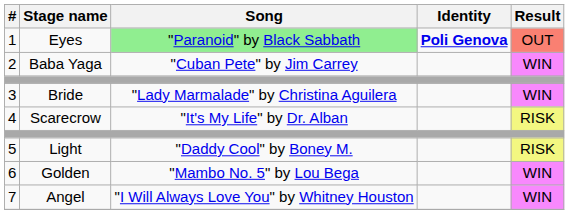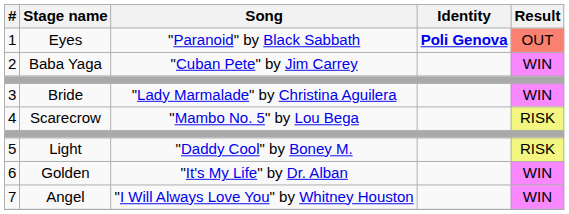(264, 40) lightgreen background -> (264, 40) no background
(264, 118) "It's My Life" by Dr. Alban -> (264, 118) "Mambo No. 5" by Lou Bega
(264, 173) "Mambo No. 5" by Lou Bega -> (264, 173) "It's My Life" by Dr. Alban
